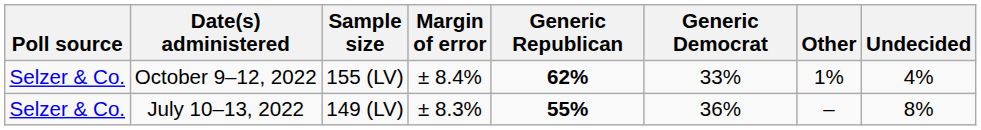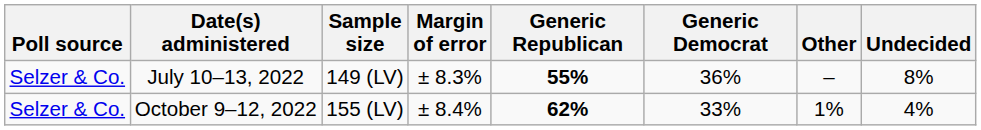rows swapped: (226, 77) <-> (226, 109)
